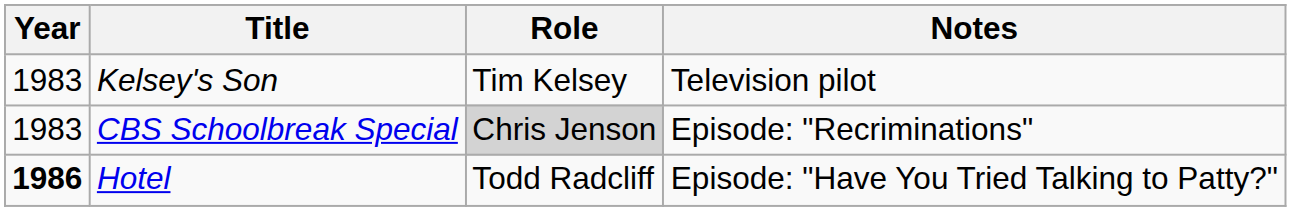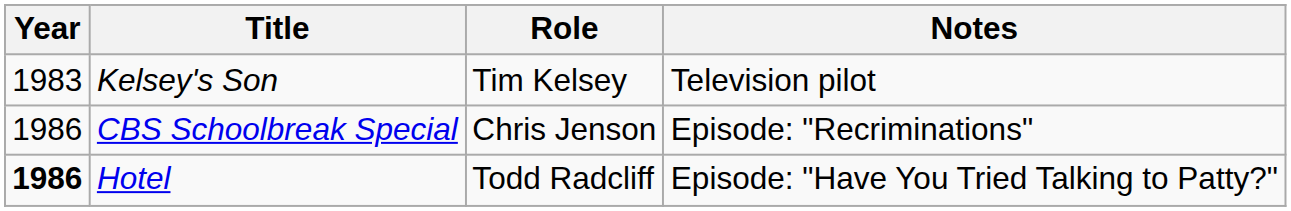(47, 129) 1983 -> (47, 129) 1986
(564, 129) lightgrey background -> (564, 129) no background
